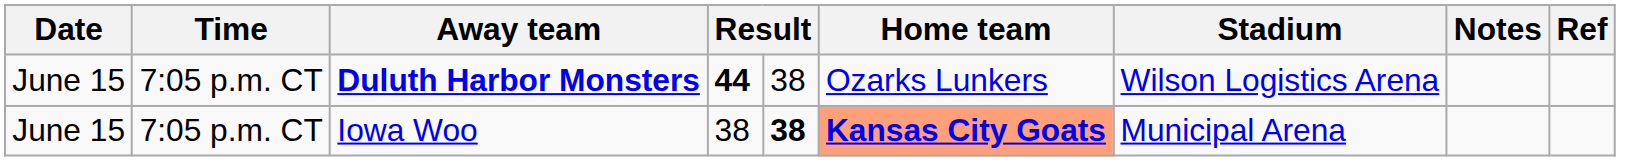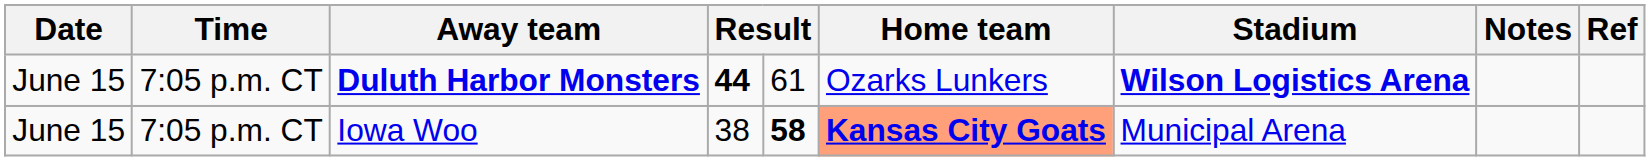(788, 79) 38 -> (788, 79) 61
(1280, 79) normal -> (1295, 79) bold
(788, 130) 38 -> (788, 130) 58
